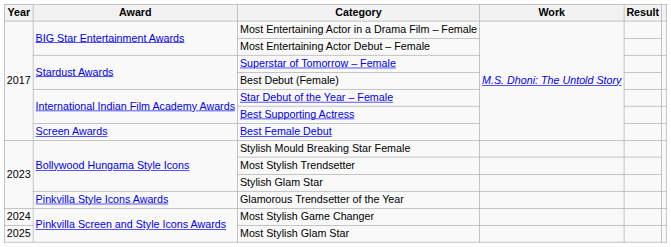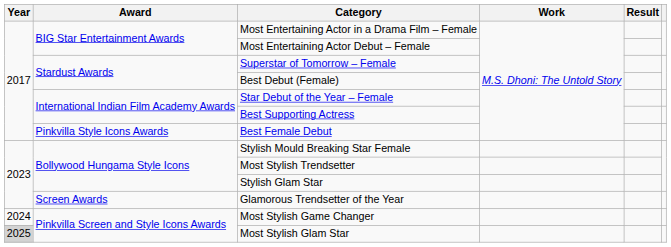(72, 132) Screen Awards -> (102, 132) Pinkvilla Style Icons Awards
(102, 200) Pinkvilla Style Icons Awards -> (72, 200) Screen Awards
(19, 234) no background -> (19, 234) lightgrey background
